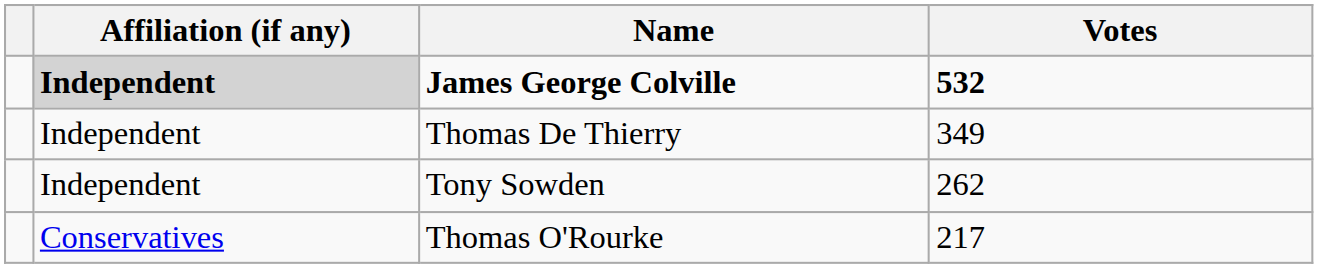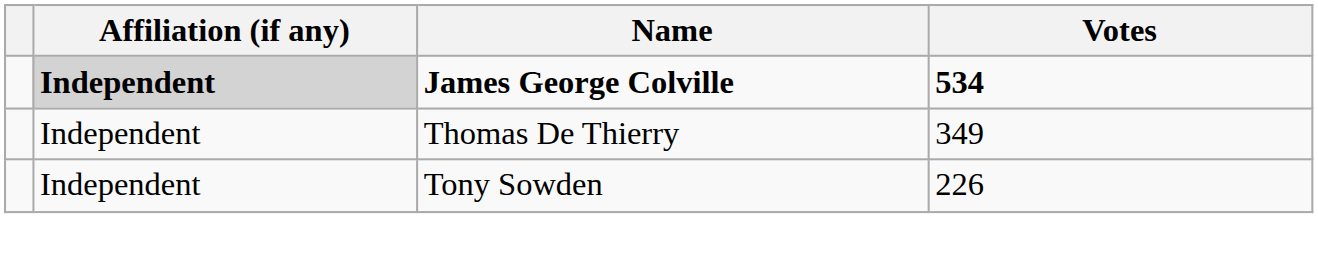(961, 81) 532 -> (960, 81) 534
(961, 184) 262 -> (960, 184) 226
- row: (545, 236)
